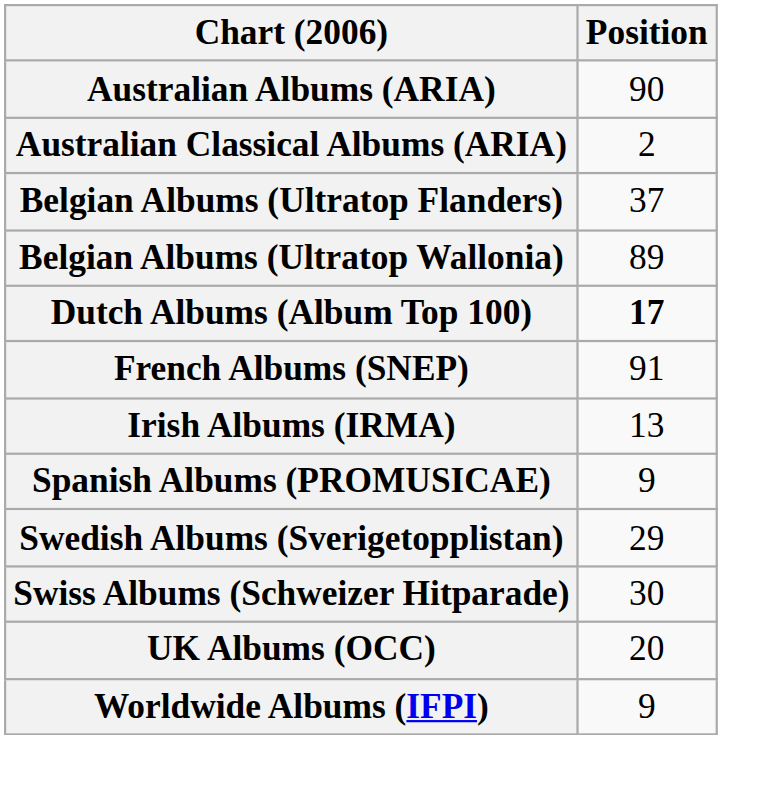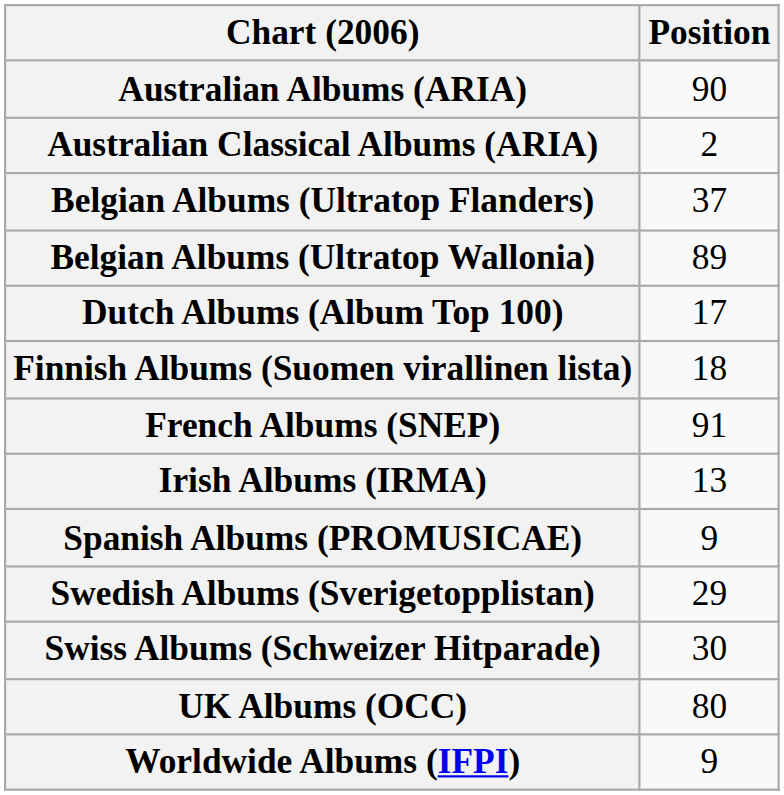(647, 312) bold -> (709, 312) normal
+ row: (323, 369)
(647, 649) 20 -> (709, 705) 80
